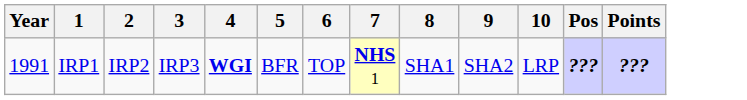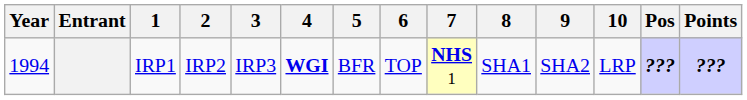+ column: (92, 21)
(29, 65) 1991 -> (29, 65) 1994
